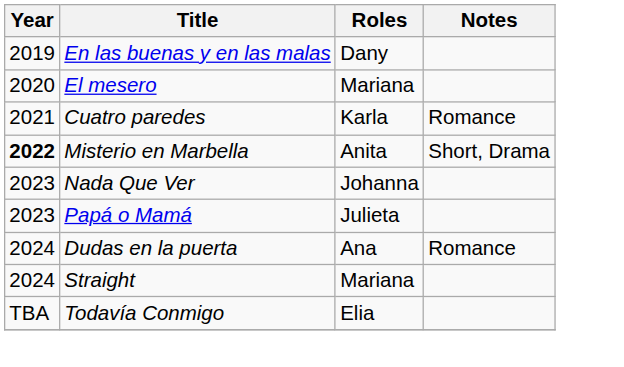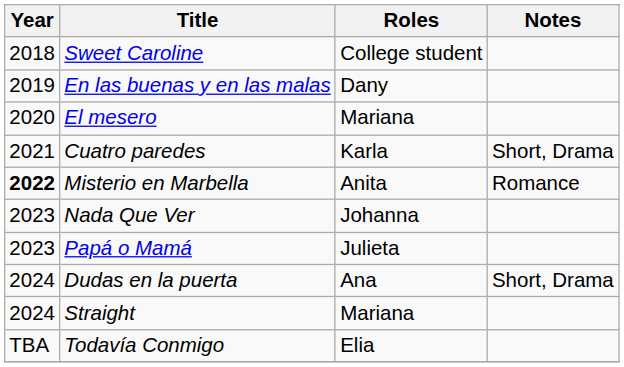+ row: (134, 53)
(472, 118) Romance -> (553, 150) Short, Drama
(489, 150) Short, Drama -> (536, 183) Romance
(472, 248) Romance -> (553, 280) Short, Drama
